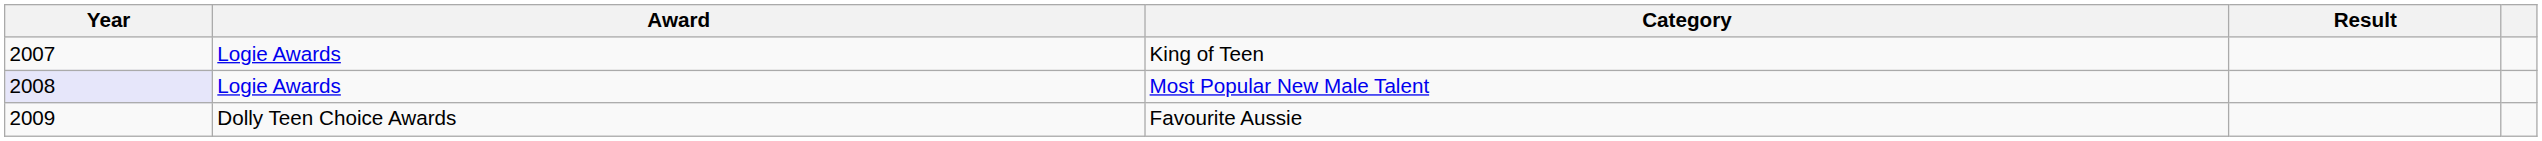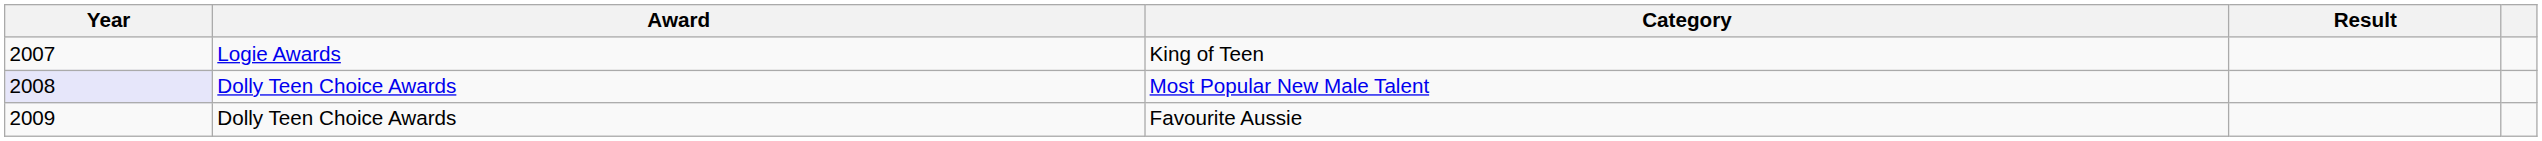(279, 86) Logie Awards -> (337, 86) Dolly Teen Choice Awards
